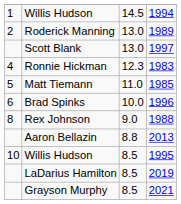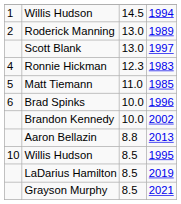+ row: (69, 119)
- row: (57, 119)
